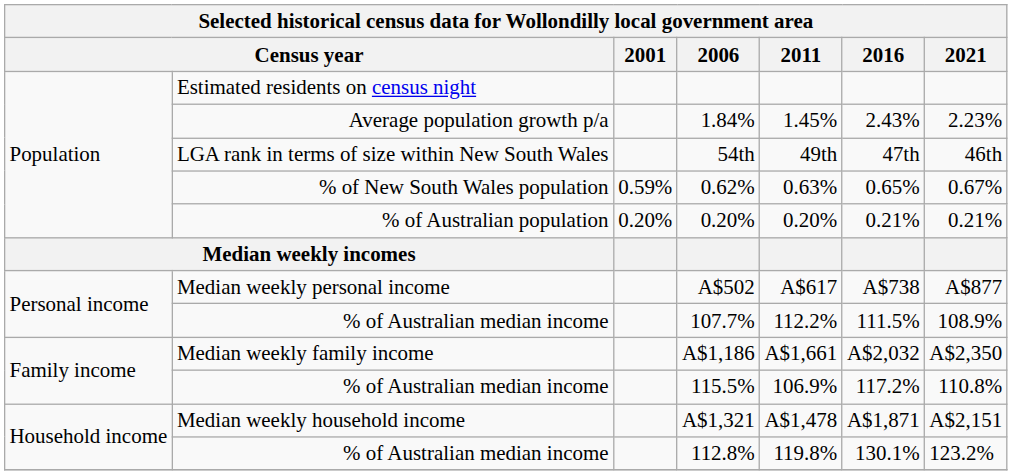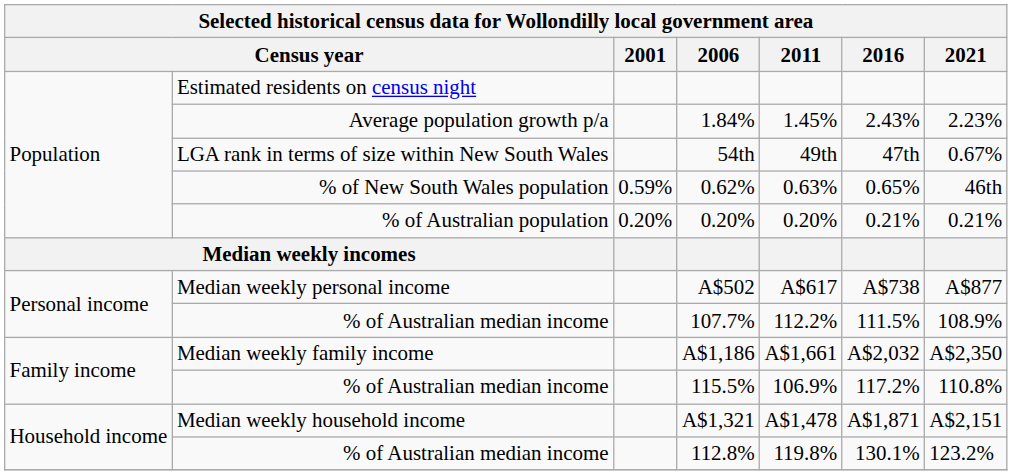(984, 154) 46th -> (975, 154) 0.67%
(975, 187) 0.67% -> (984, 187) 46th
